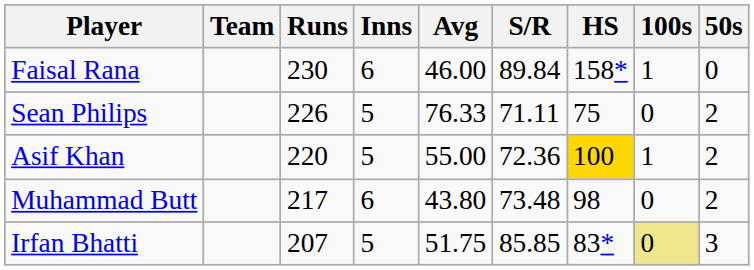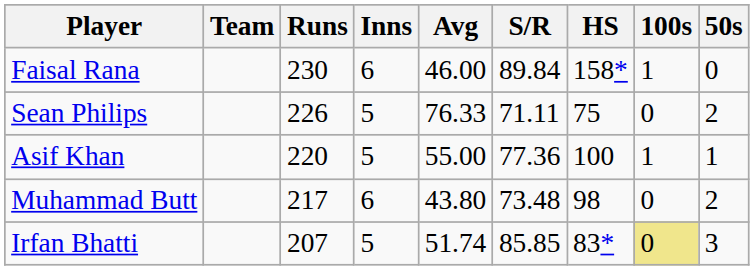(530, 156) 72.36 -> (530, 156) 77.36
(594, 156) gold background -> (594, 156) no background
(712, 156) 2 -> (712, 156) 1
(456, 243) 51.75 -> (456, 243) 51.74
